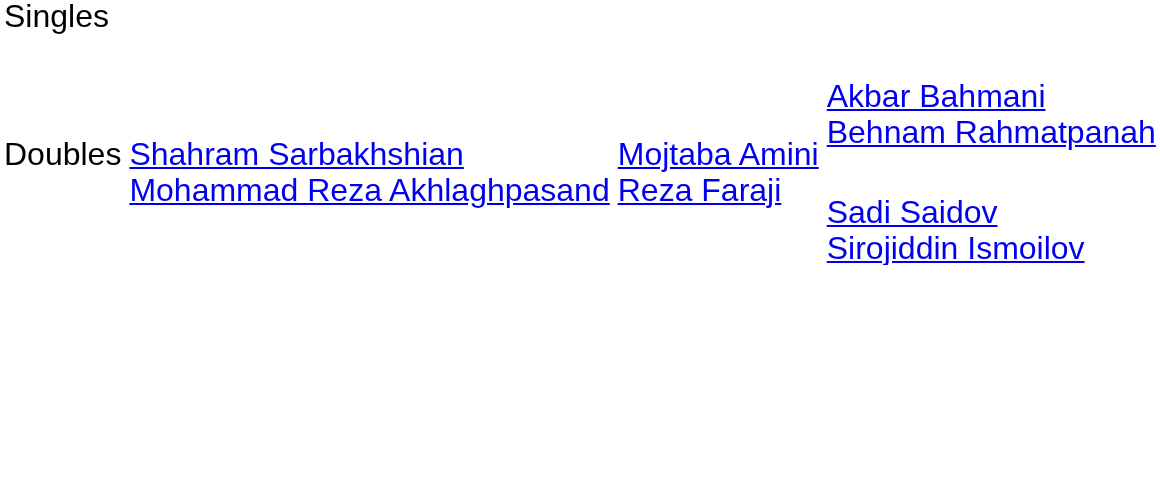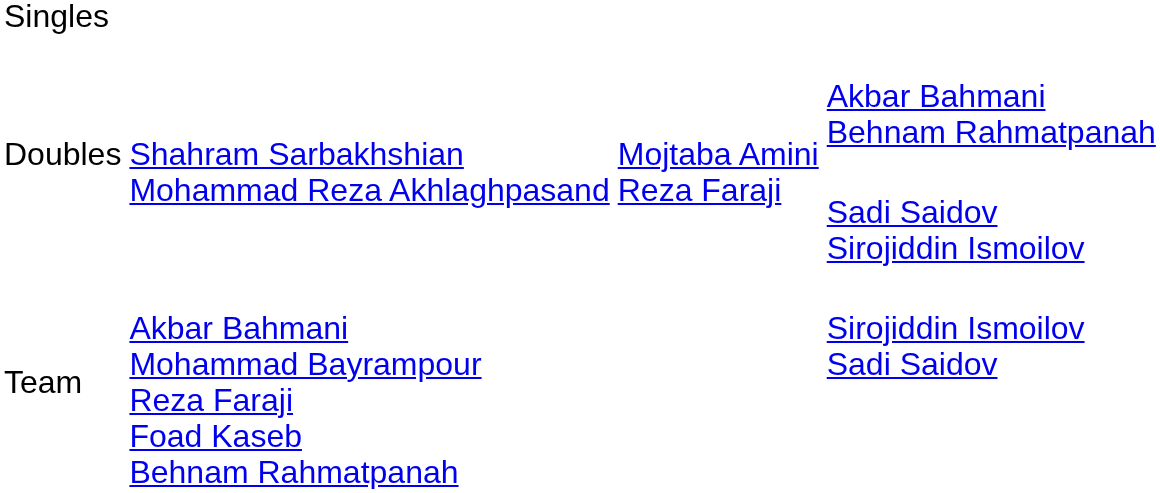+ row: (43, 382)
